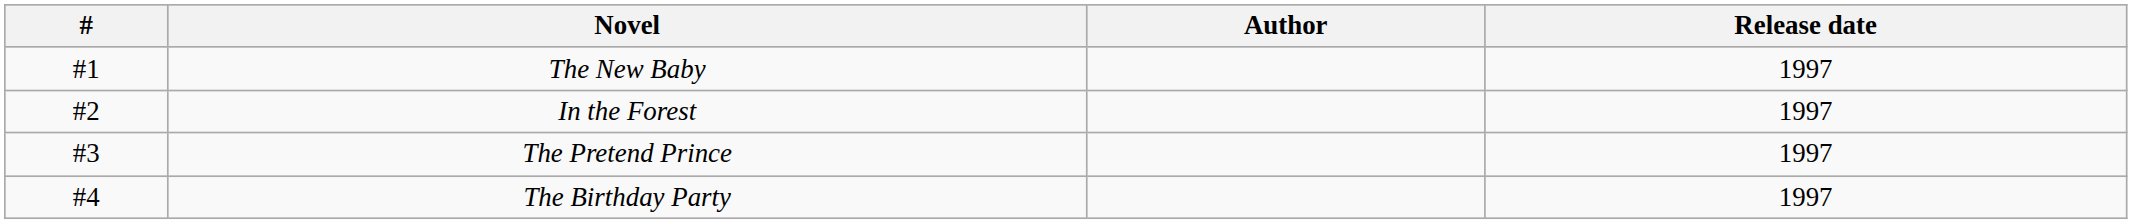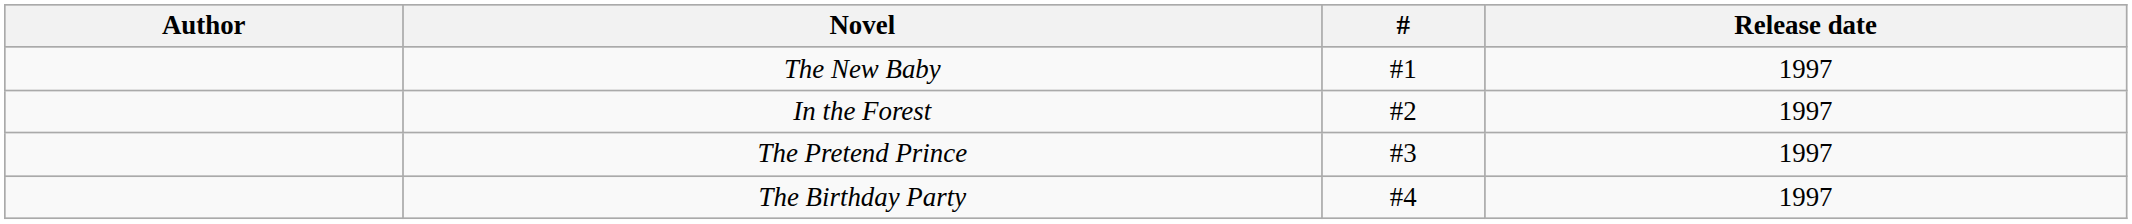columns swapped: (86, 25) <-> (1286, 25)
